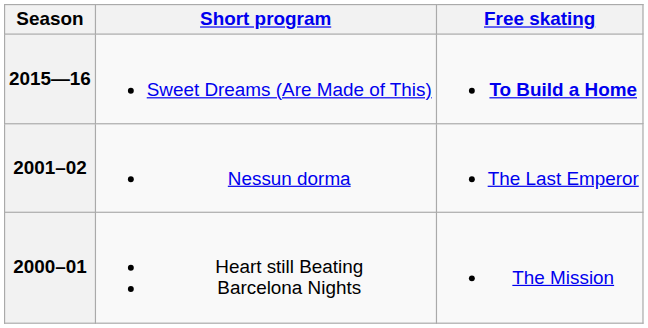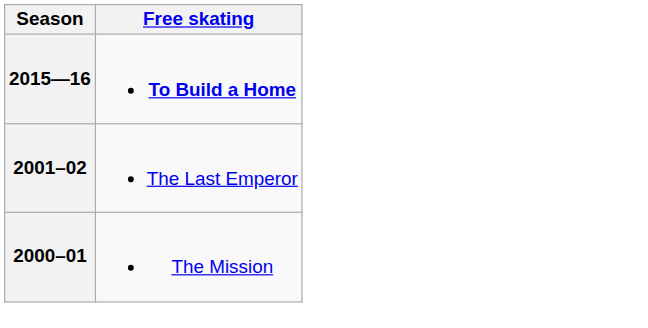- column: (266, 19)
